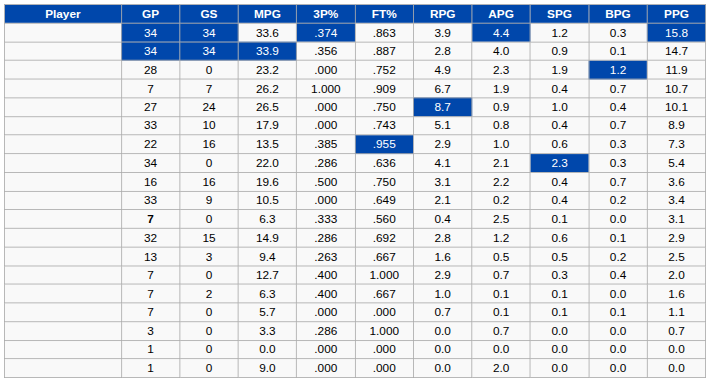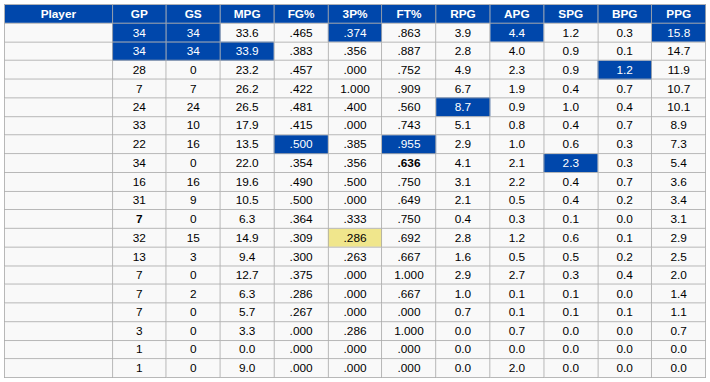+ column: (301, 14)
(560, 70) 1.9 -> (571, 70) 0.9
(151, 107) 27 -> (139, 107) 24
(326, 107) .000 -> (355, 107) .400
(384, 107) .750 -> (409, 107) .560
(326, 163) .286 -> (355, 163) .356
(384, 163) normal -> (409, 163) bold
(151, 201) 33 -> (139, 201) 31
(501, 201) 0.2 -> (517, 201) 0.5
(384, 219) .560 -> (409, 219) .750
(501, 219) 2.5 -> (517, 219) 0.3
(326, 238) no background -> (355, 238) khaki background
(326, 275) .400 -> (355, 275) .000
(501, 275) 0.7 -> (517, 275) 2.7
(326, 294) .400 -> (355, 294) .000
(676, 294) 1.6 -> (679, 294) 1.4
